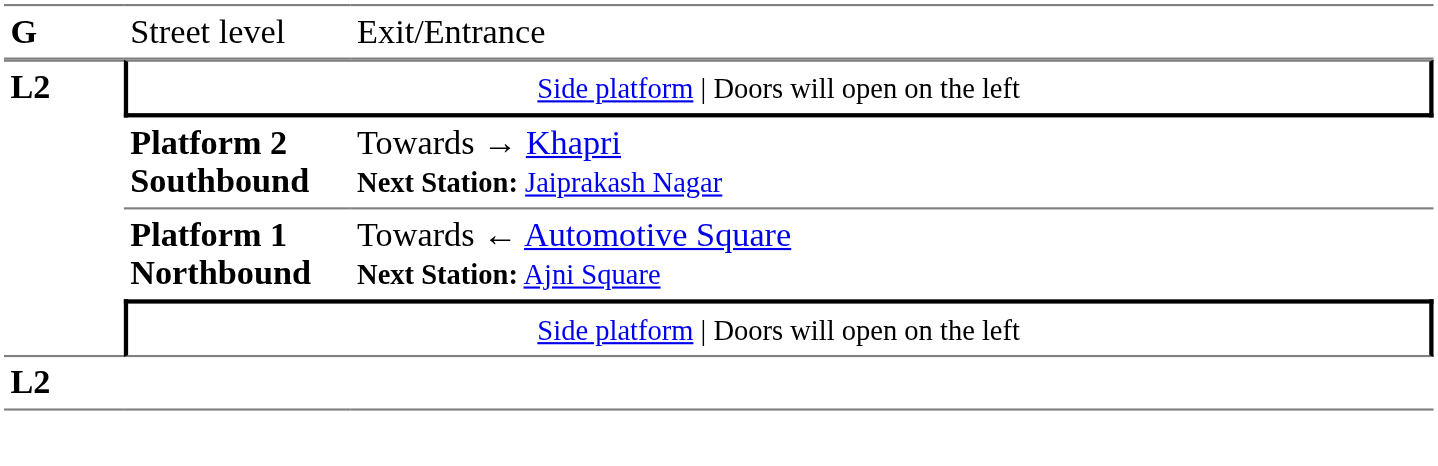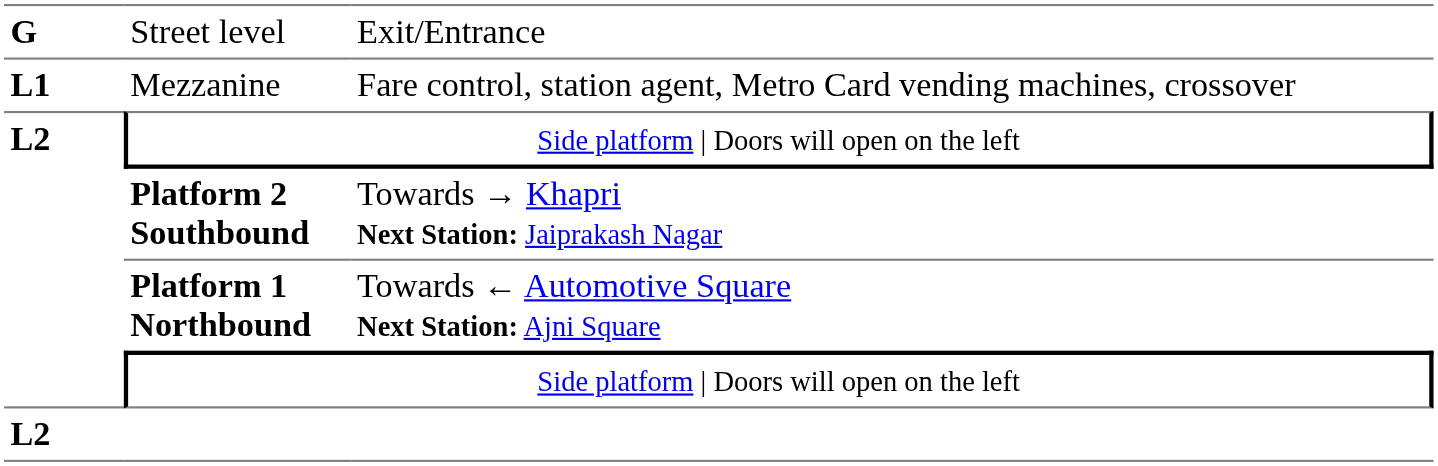+ row: (205, 84)
